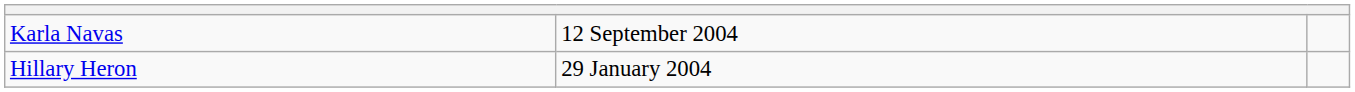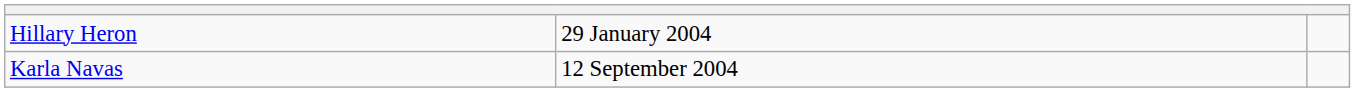rows swapped: (73, 69) <-> (66, 32)
